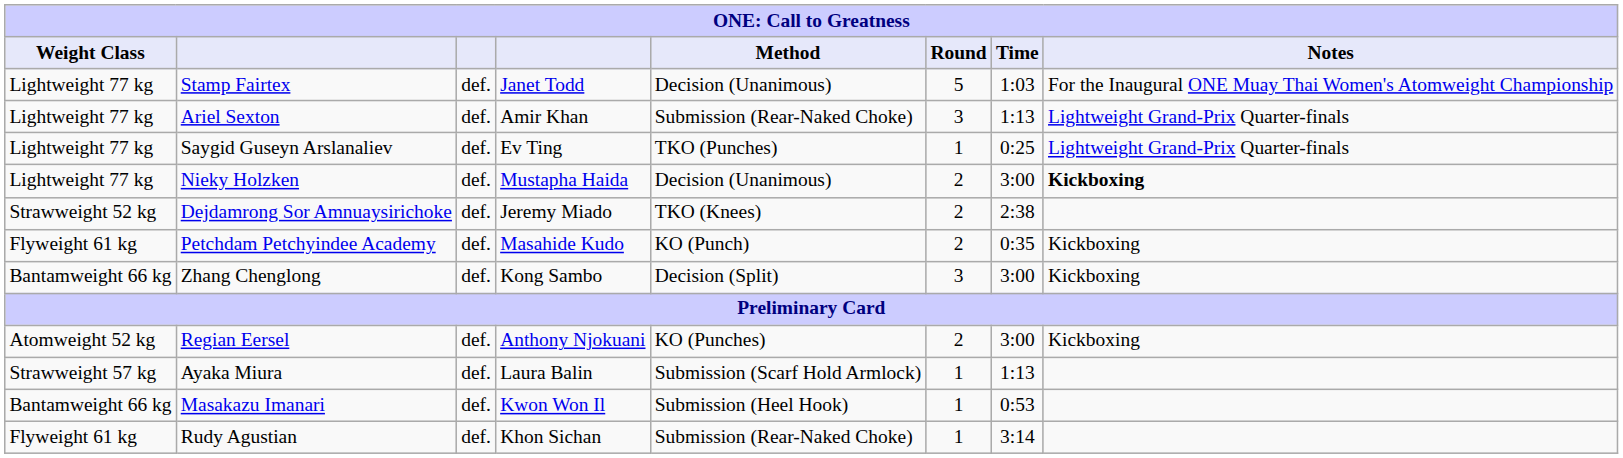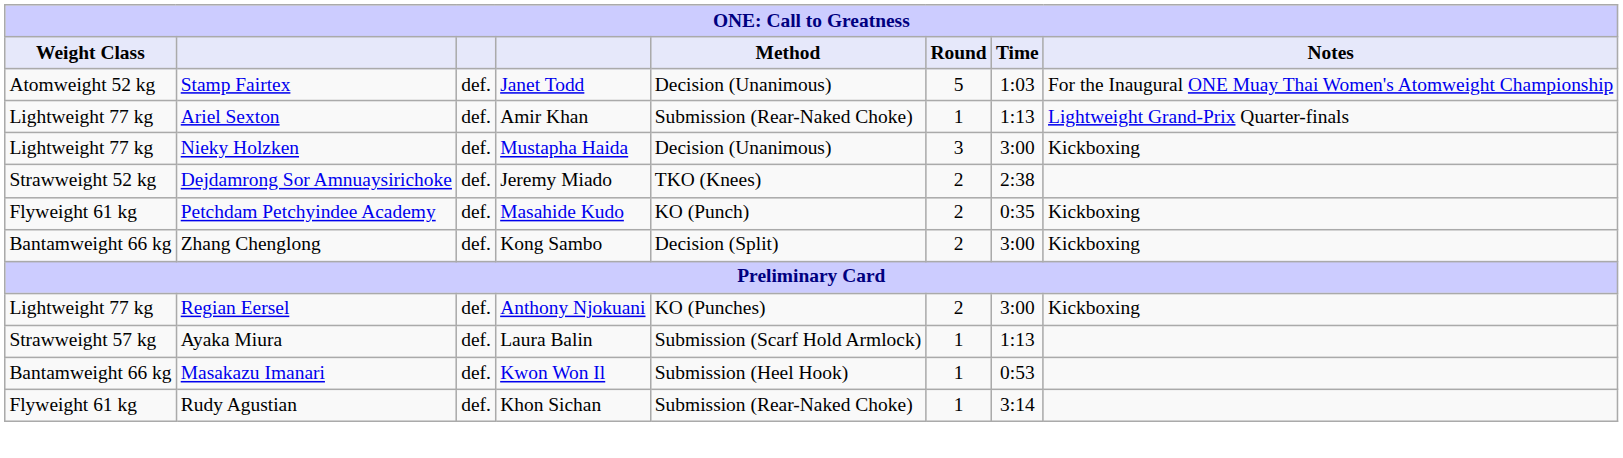(81, 84) Lightweight 77 kg -> (82, 84) Atomweight 52 kg
(959, 116) 3 -> (959, 116) 1
- row: (287, 148)
(959, 180) 2 -> (959, 148) 3
(1096, 180) bold -> (1094, 148) normal
(959, 276) 3 -> (959, 244) 2
(82, 340) Atomweight 52 kg -> (81, 308) Lightweight 77 kg
